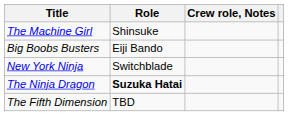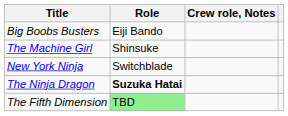rows swapped: (53, 48) <-> (50, 31)
(124, 102) no background -> (124, 102) lightgreen background
